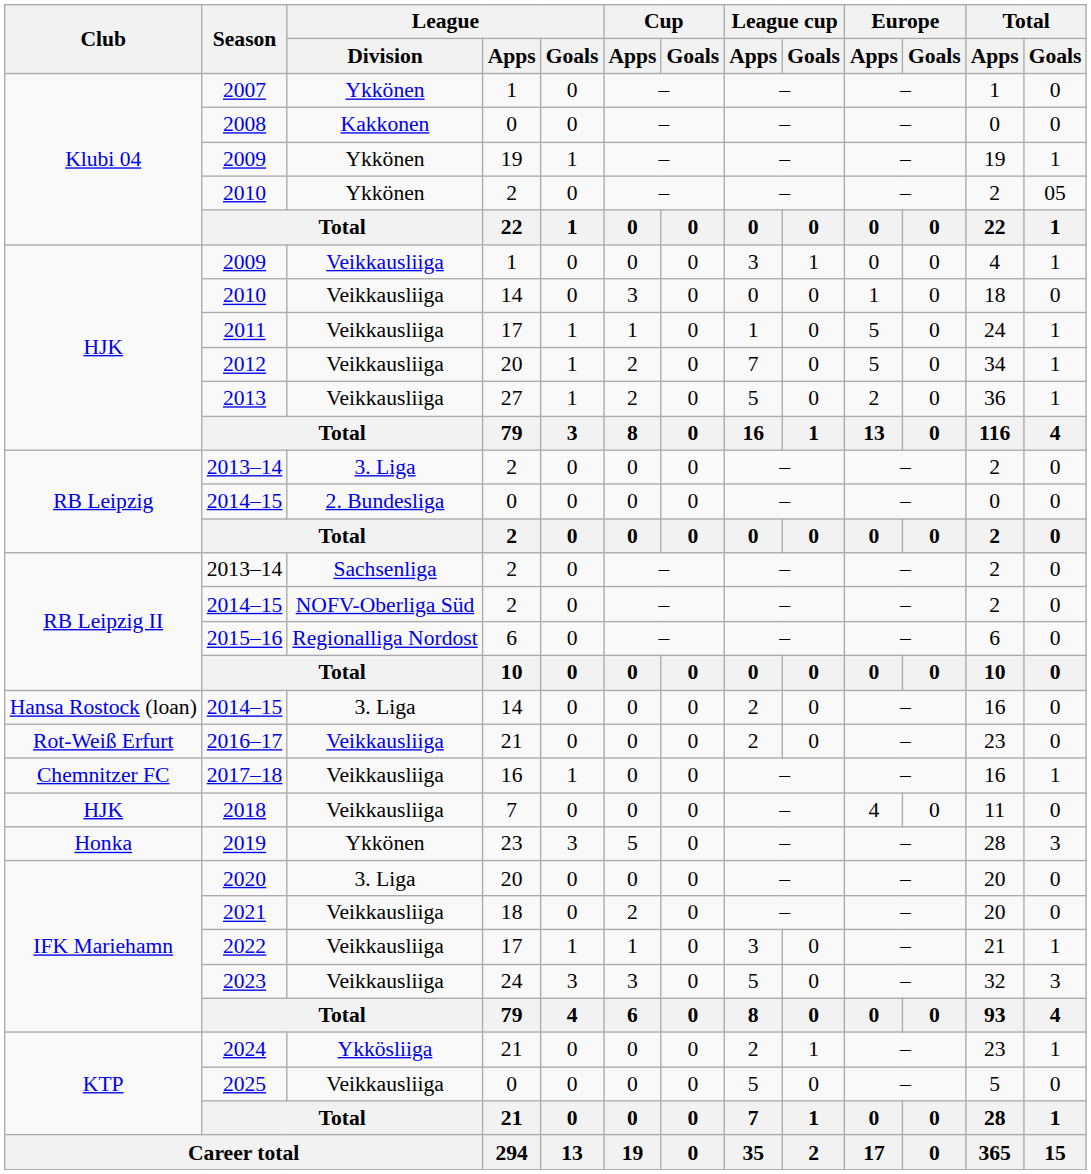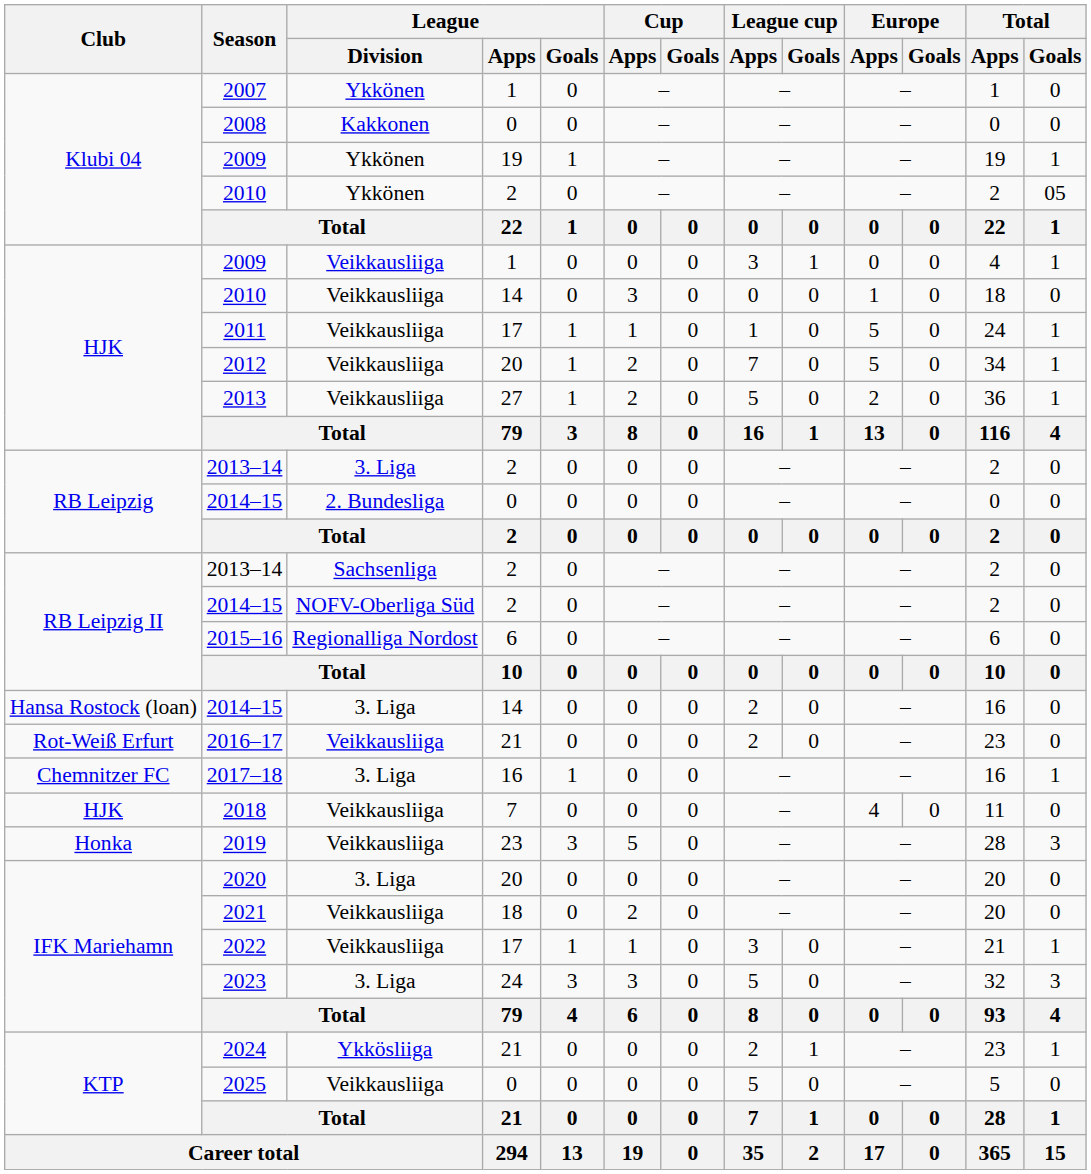(385, 775) Veikkausliiga -> (385, 775) 3. Liga
(385, 843) Ykkönen -> (385, 843) Veikkausliiga
(385, 980) Veikkausliiga -> (385, 980) 3. Liga
